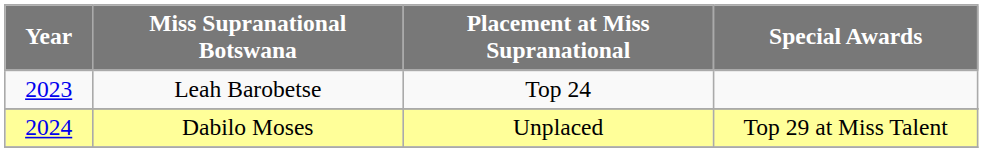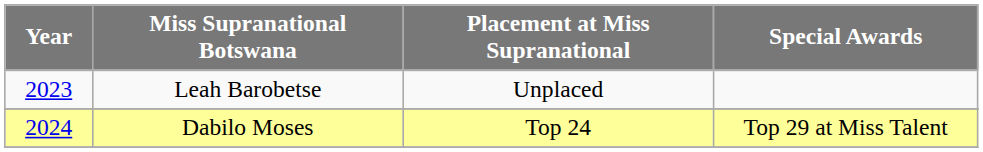(558, 88) Top 24 -> (558, 88) Unplaced
(558, 126) Unplaced -> (558, 126) Top 24
